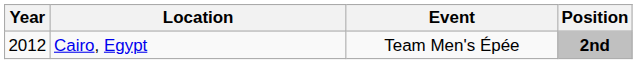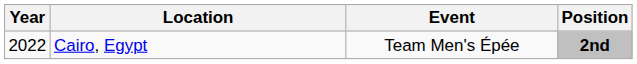(27, 44) 2012 -> (27, 44) 2022
